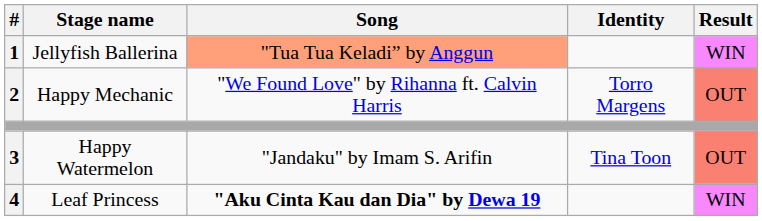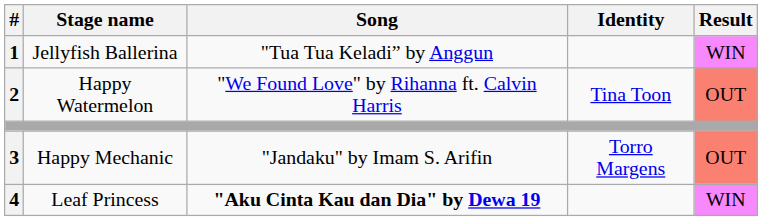(377, 51) lightsalmon background -> (377, 51) no background
(105, 94) Happy Mechanic -> (105, 94) Happy Watermelon
(631, 94) Torro Margens -> (631, 94) Tina Toon
(105, 157) Happy Watermelon -> (105, 157) Happy Mechanic
(631, 157) Tina Toon -> (631, 157) Torro Margens
